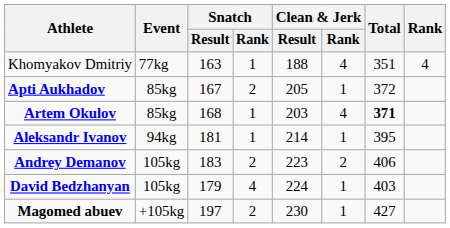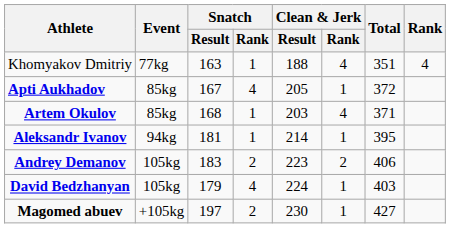(252, 89) 2 -> (252, 89) 4
(385, 113) bold -> (385, 113) normal
